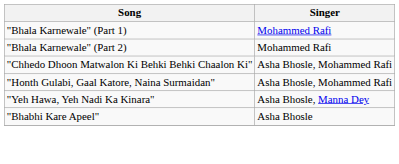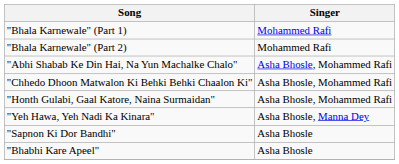+ row: (122, 64)
+ row: (61, 133)
